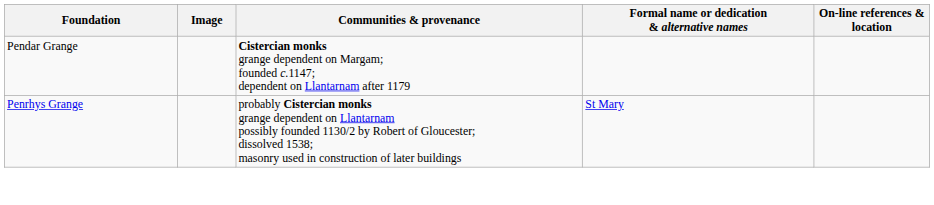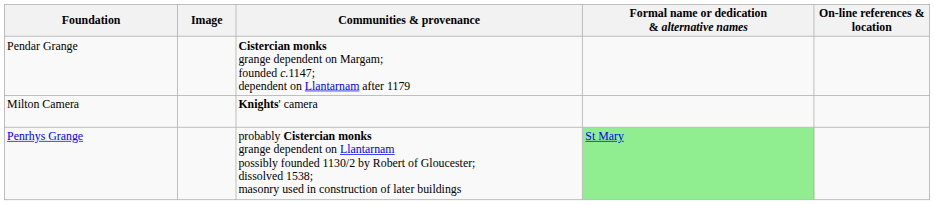+ row: (43, 104)
(605, 104) no background -> (605, 136) lightgreen background
